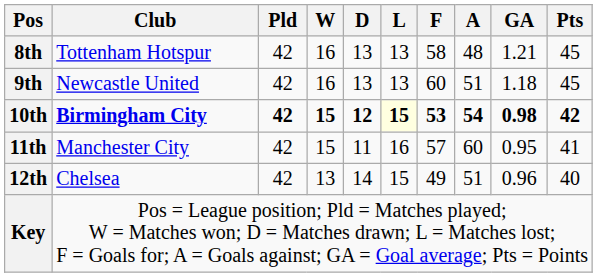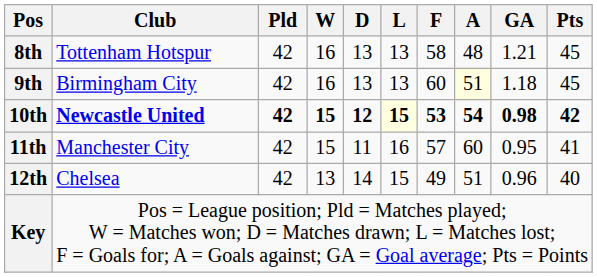(128, 83) Newcastle United -> (127, 83) Birmingham City
(473, 83) no background -> (473, 83) lightyellow background
(132, 115) Birmingham City -> (130, 115) Newcastle United
